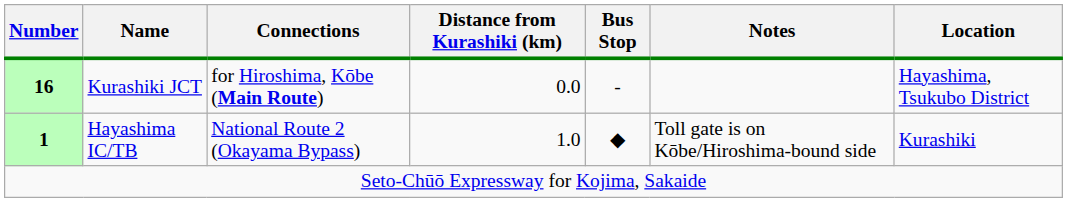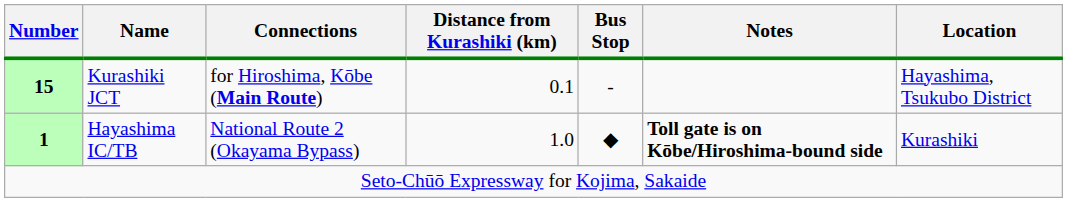(44, 86) 16 -> (44, 86) 15
(568, 86) 0.0 -> (562, 86) 0.1
(765, 139) normal -> (765, 139) bold
